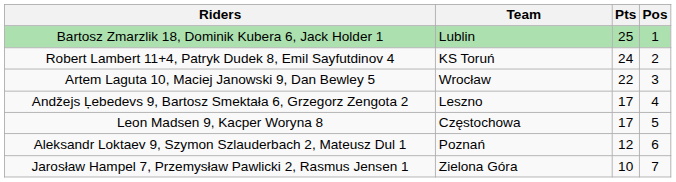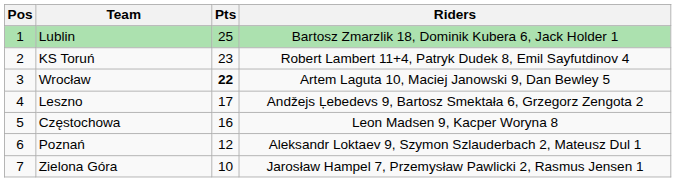columns swapped: (655, 15) <-> (220, 15)
(626, 58) 24 -> (226, 58) 23
(626, 79) normal -> (226, 79) bold
(626, 123) 17 -> (226, 123) 16
